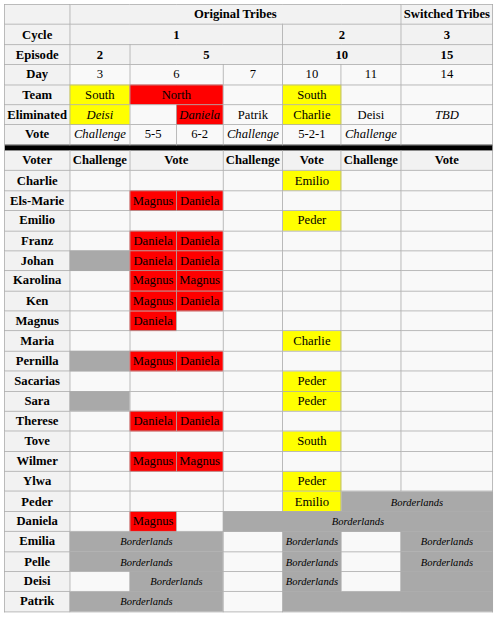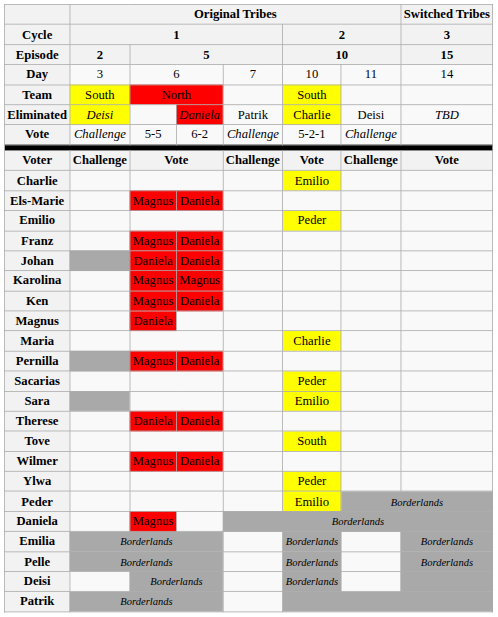(153, 240) Daniela -> (153, 240) Magnus
(312, 401) Peder -> (312, 401) Emilio
(200, 461) Magnus -> (200, 461) Daniela
